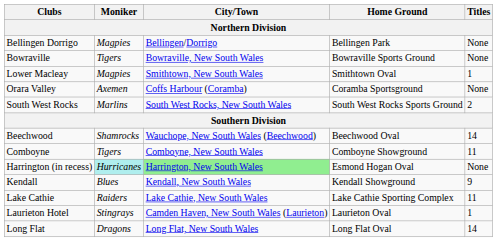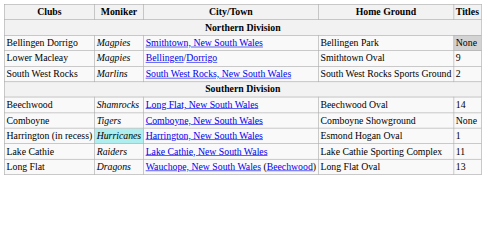(181, 43) Bellingen/Dorrigo -> (204, 43) Smithtown, New South Wales
(478, 43) no background -> (466, 43) lightgrey background
- row: (28, 58)
(204, 74) Smithtown, New South Wales -> (181, 58) Bellingen/Dorrigo
(470, 74) 1 -> (458, 58) 9
- row: (31, 89)
(231, 136) Wauchope, New South Wales (Beechwood) -> (202, 105) Long Flat, New South Wales
(472, 151) 11 -> (466, 120) None
(204, 167) lightgreen background -> (204, 136) no background
(478, 167) None -> (458, 136) 1
- row: (22, 182)
- row: (38, 213)
(202, 228) Long Flat, New South Wales -> (231, 167) Wauchope, New South Wales (Beechwood)
(472, 228) 14 -> (461, 167) 13
